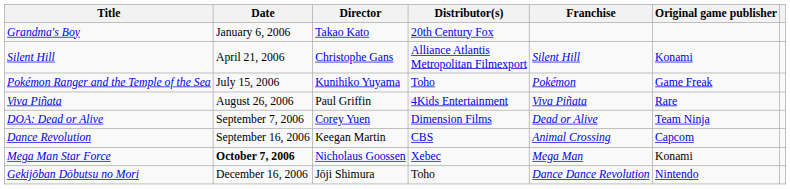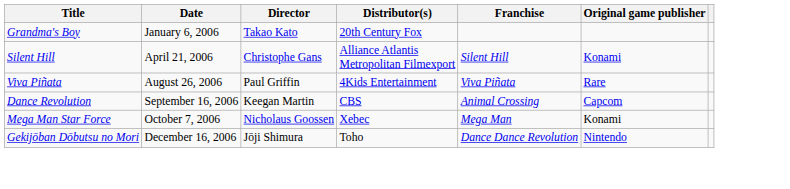- row: (109, 82)
- row: (55, 119)
(255, 156) bold -> (182, 119) normal
